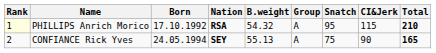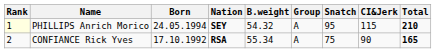(180, 26) 17.10.1992 -> (180, 26) 24.05.1994
(219, 26) RSA -> (219, 26) SEY
(180, 40) 24.05.1994 -> (180, 40) 17.10.1992
(219, 40) SEY -> (219, 40) RSA
(260, 40) 55.13 -> (260, 40) 55.34
